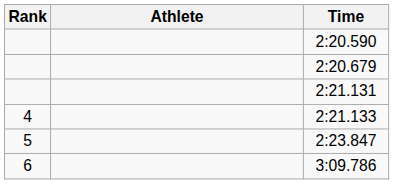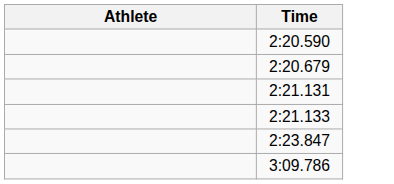- column: (28, 16)
